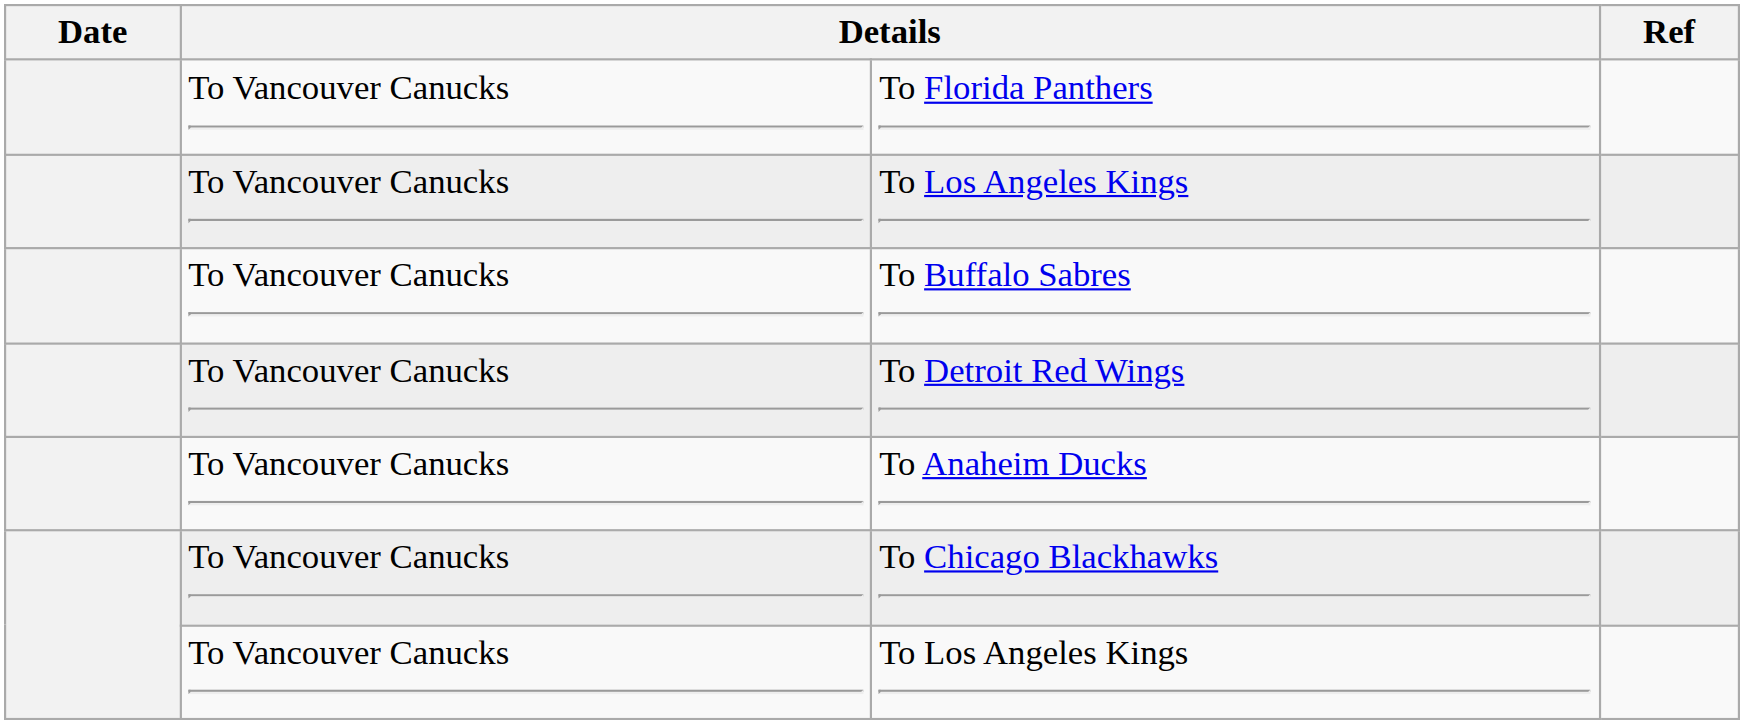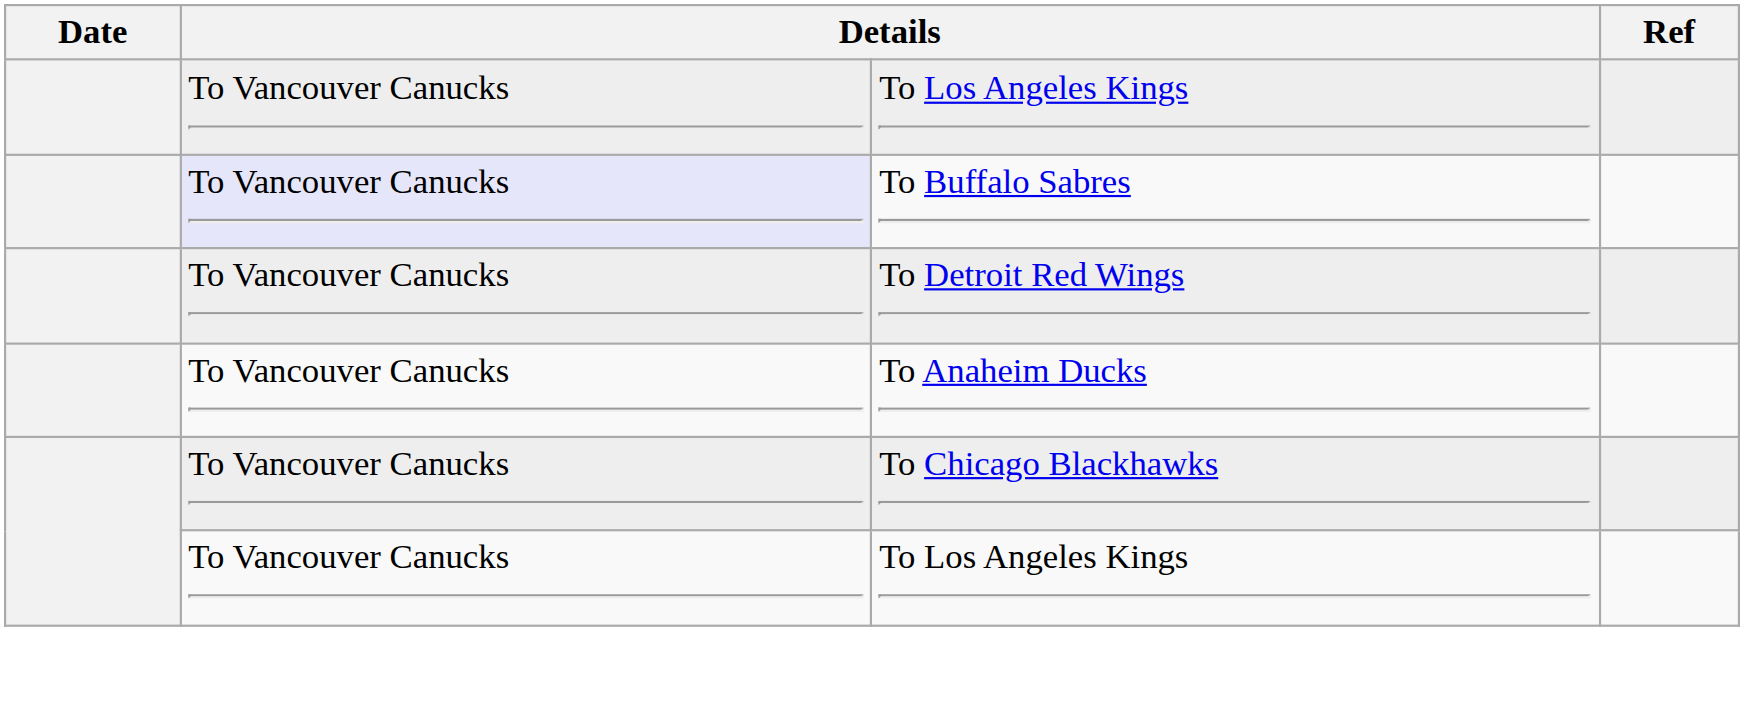- row: (93, 107)
(526, 287) no background -> (526, 193) lavender background
